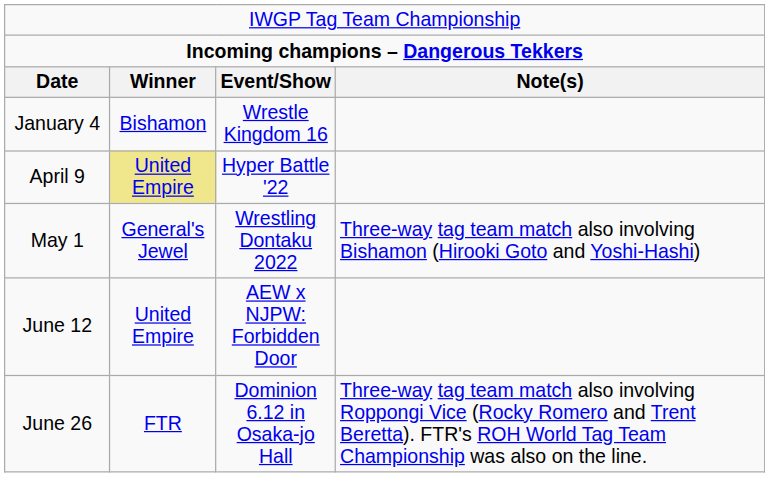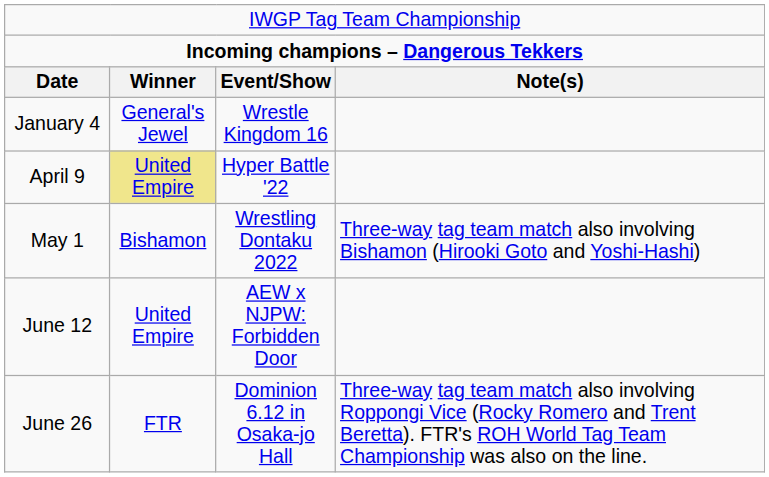(163, 123) Bishamon -> (163, 123) General's Jewel
(163, 240) General's Jewel -> (163, 240) Bishamon
